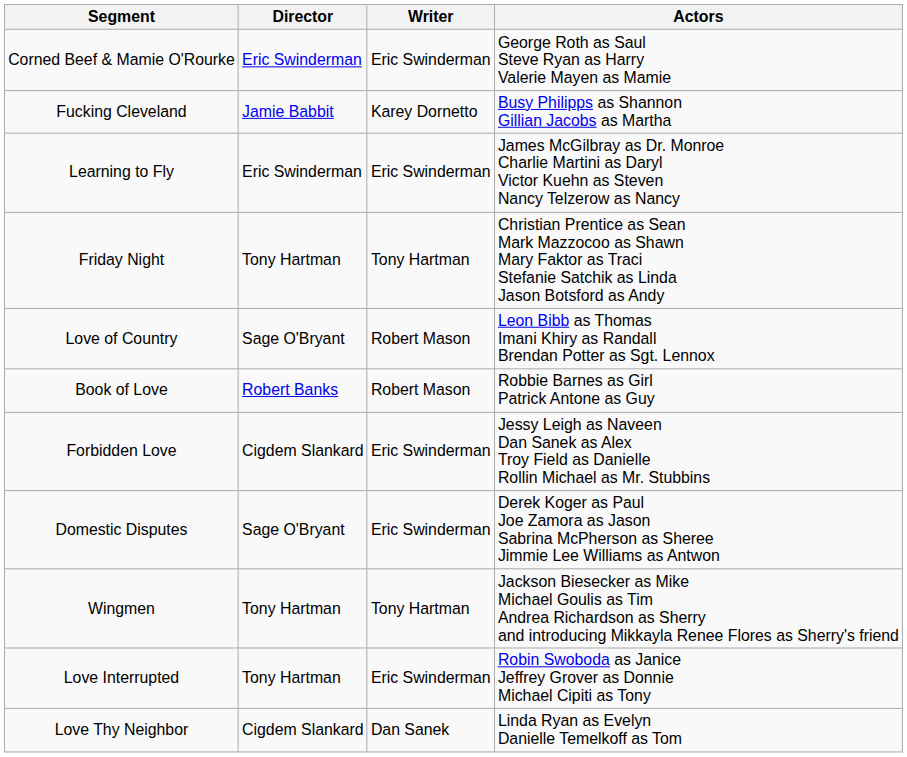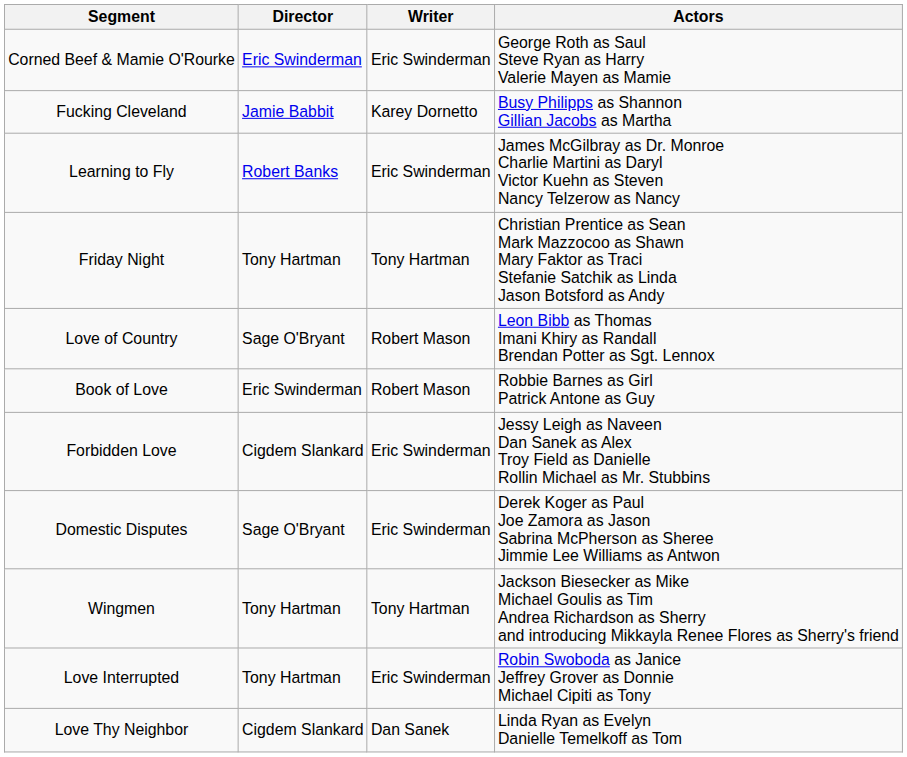(302, 172) Eric Swinderman -> (290, 172) Robert Banks
(290, 390) Robert Banks -> (302, 390) Eric Swinderman
